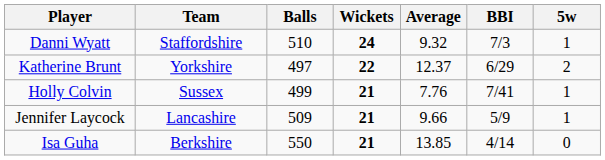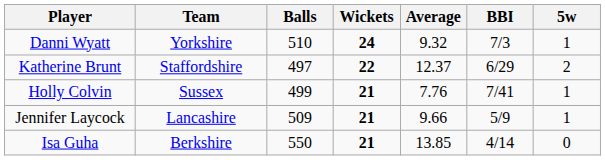(201, 42) Staffordshire -> (201, 42) Yorkshire
(201, 67) Yorkshire -> (201, 67) Staffordshire
